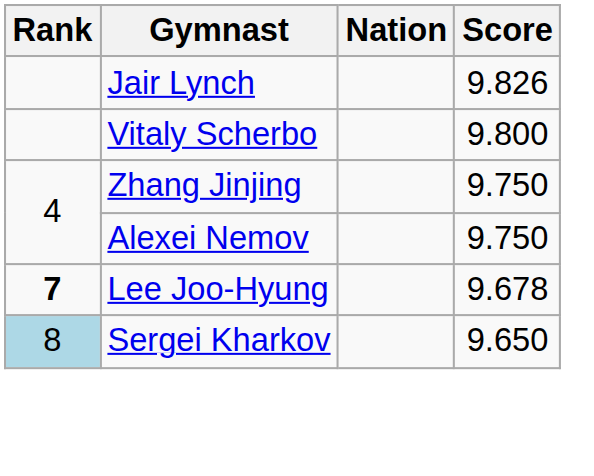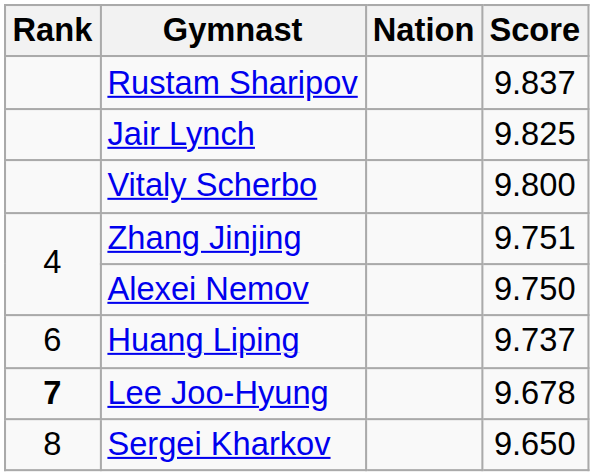+ row: (233, 82)
(508, 82) 9.826 -> (535, 133) 9.825
(508, 185) 9.750 -> (535, 237) 9.751
+ row: (204, 340)
(52, 340) lightblue background -> (52, 444) no background
